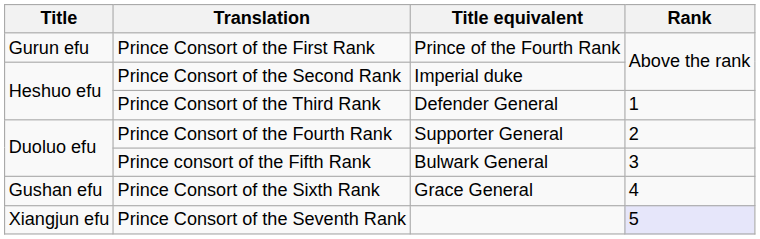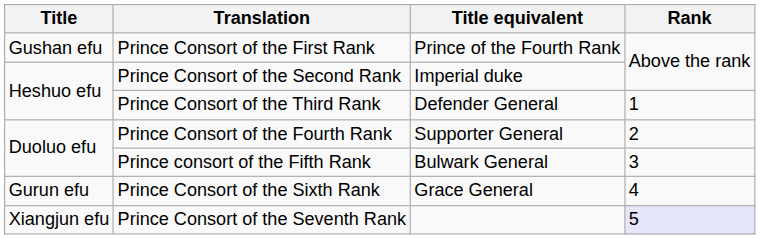(49, 47) Gurun efu -> (55, 47) Gushan efu
(55, 190) Gushan efu -> (49, 190) Gurun efu
